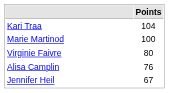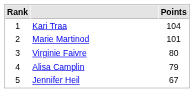+ column: (18, 12)
(148, 40) 100 -> (174, 40) 101
(148, 67) 76 -> (174, 67) 79
